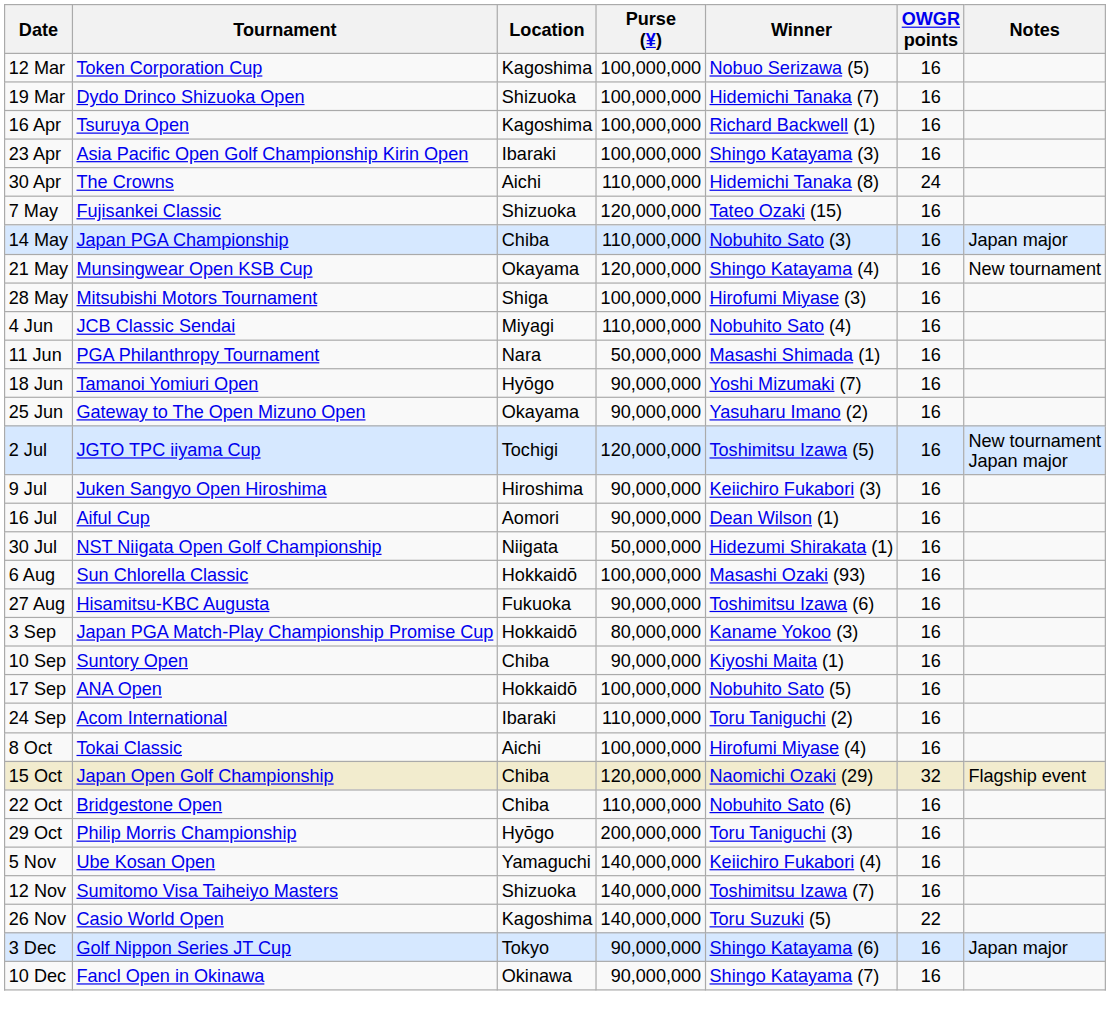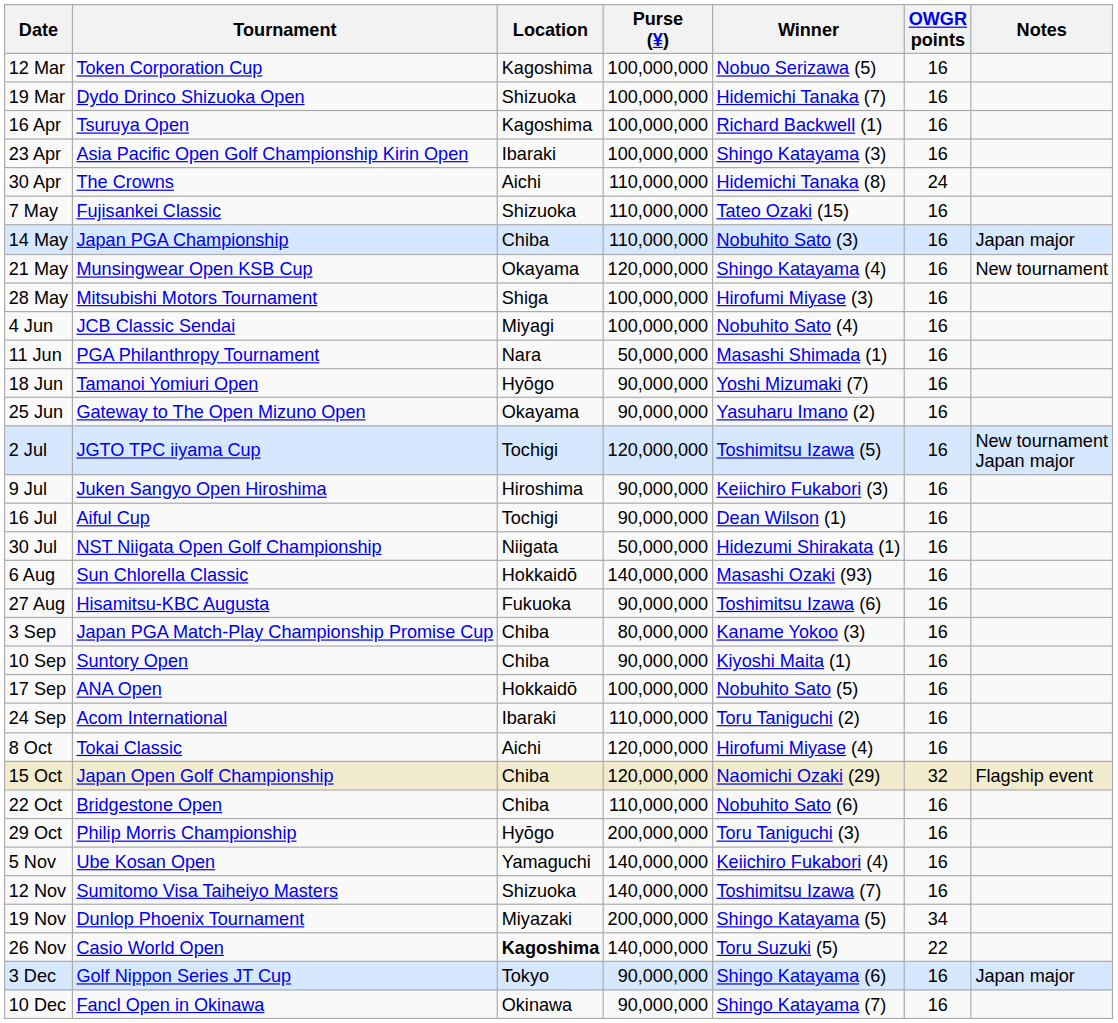(651, 211) 120,000,000 -> (659, 211) 110,000,000
(652, 326) 110,000,000 -> (658, 326) 100,000,000
(530, 518) Aomori -> (530, 518) Tochigi
(651, 575) 100,000,000 -> (658, 575) 140,000,000
(539, 632) Hokkaidō -> (525, 632) Chiba
(651, 747) 100,000,000 -> (658, 747) 120,000,000
+ row: (37, 919)
(547, 919) normal -> (550, 947) bold
